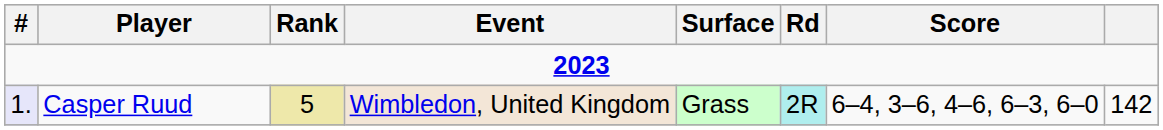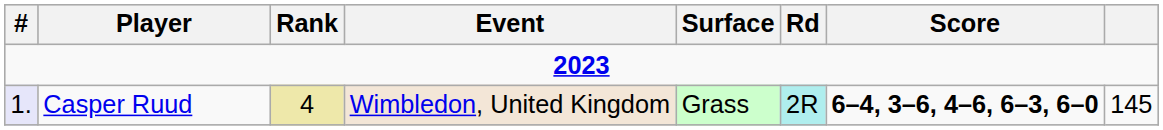(307, 104) 5 -> (307, 104) 4
(965, 104) normal -> (965, 104) bold
(1131, 104) 142 -> (1131, 104) 145
